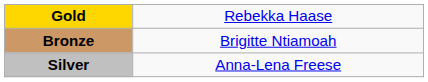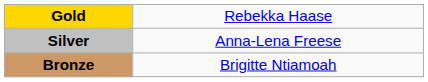rows swapped: (69, 64) <-> (69, 40)
